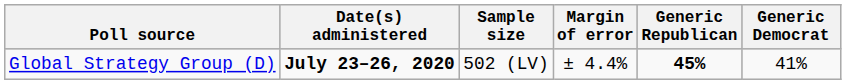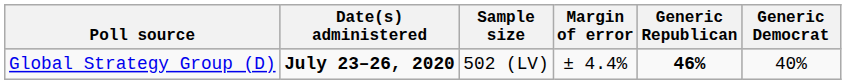(689, 64) 45% -> (689, 64) 46%
(791, 64) 41% -> (791, 64) 40%
